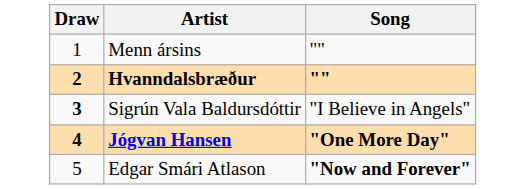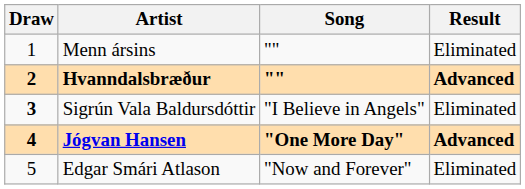+ column: (475, 19)
(390, 169) bold -> (338, 169) normal
